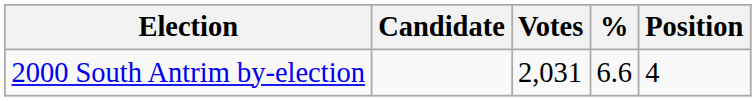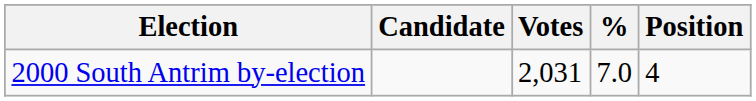(614, 72) 6.6 -> (614, 72) 7.0
